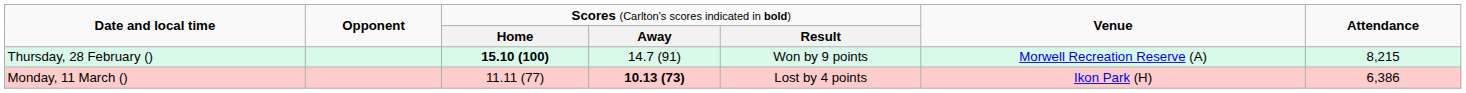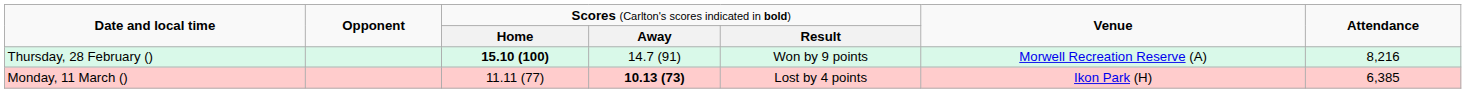(1383, 57) 8,215 -> (1383, 57) 8,216
(1383, 78) 6,386 -> (1383, 78) 6,385
